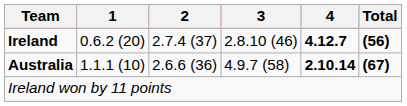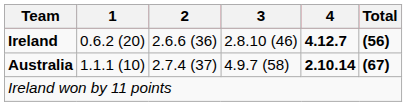(185, 40) 2.7.4 (37) -> (185, 40) 2.6.6 (36)
(185, 64) 2.6.6 (36) -> (185, 64) 2.7.4 (37)
